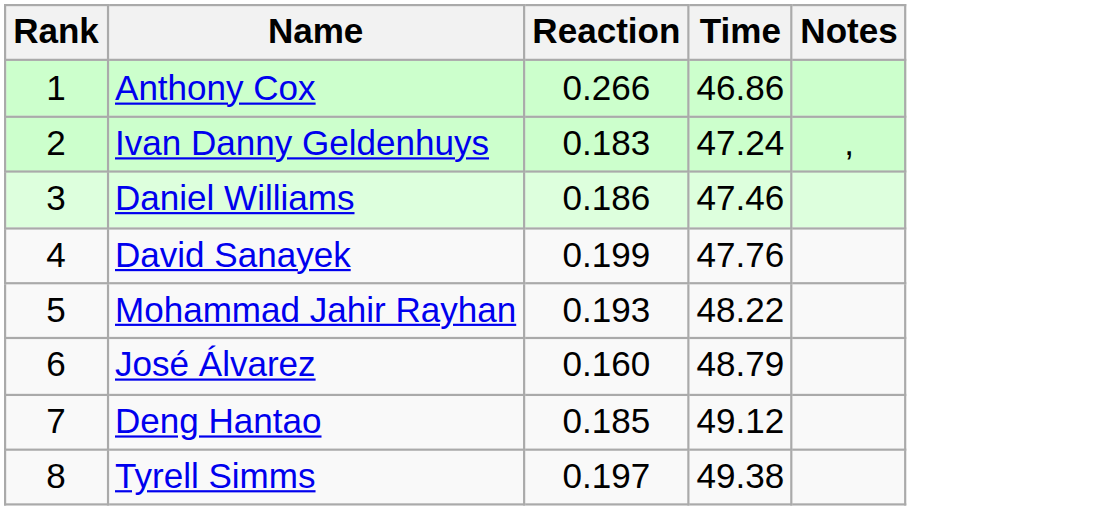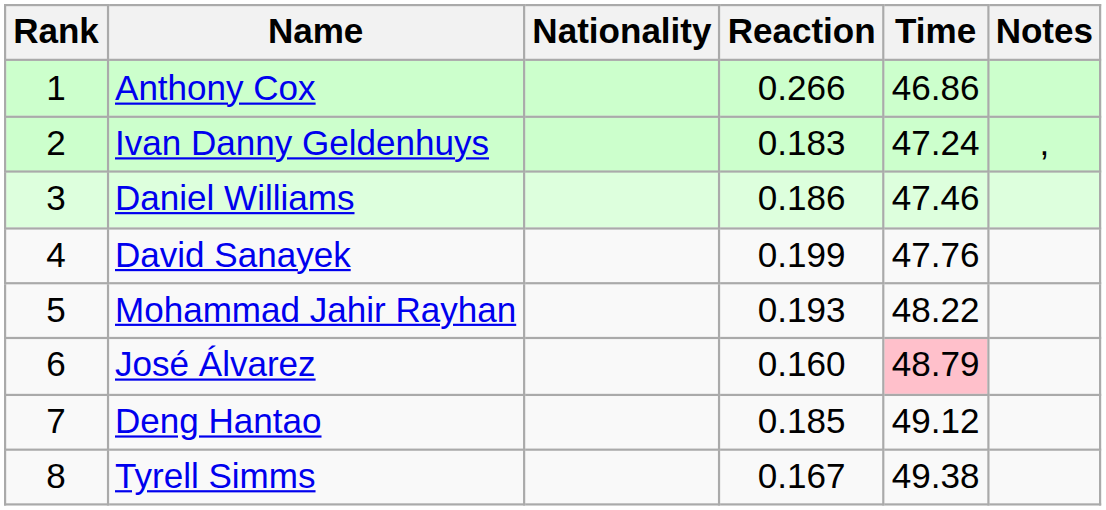+ column: (622, 32)
(740, 365) no background -> (936, 365) pink background
(606, 476) 0.197 -> (802, 476) 0.167
